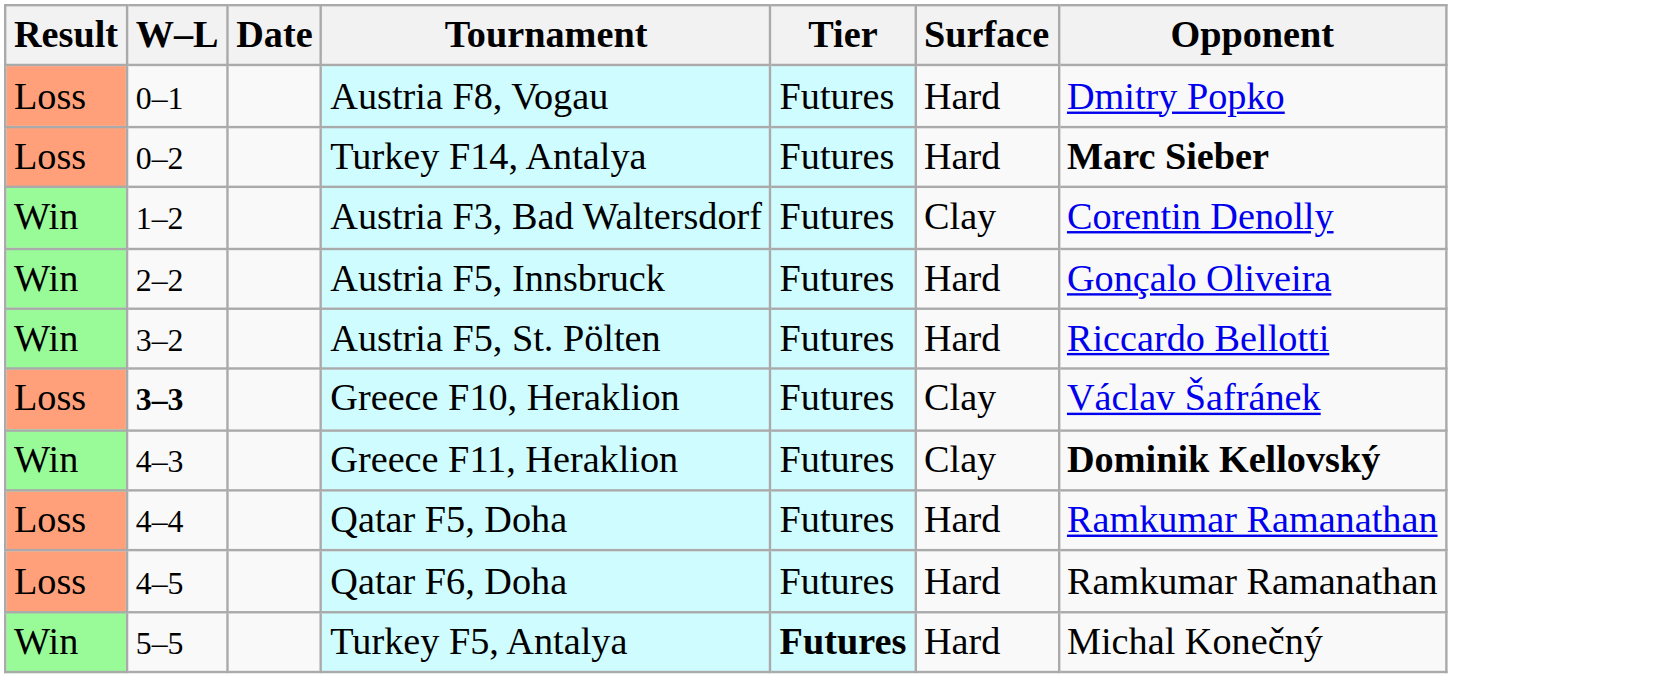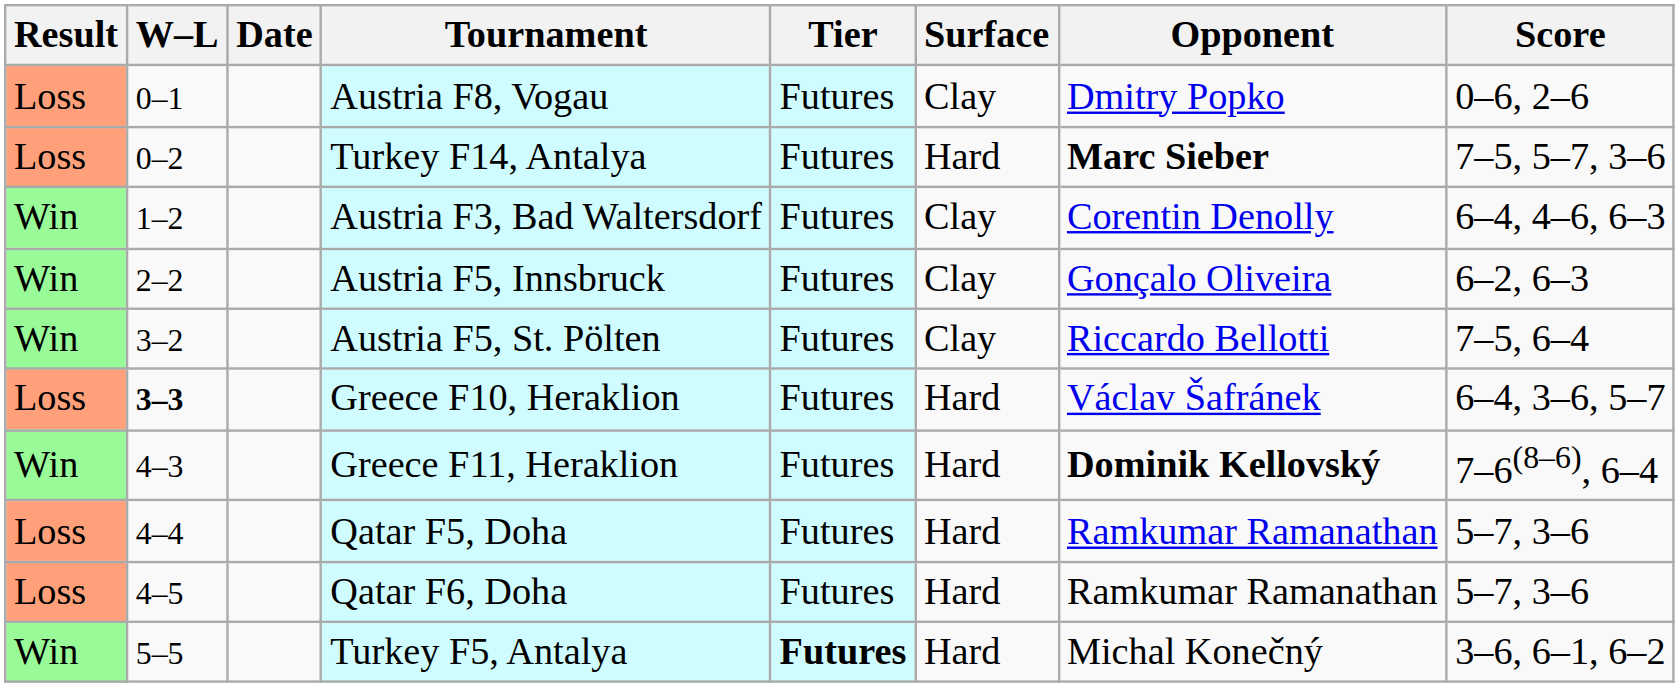+ column: (1560, 34)
(962, 95) Hard -> (960, 95) Clay
(962, 277) Hard -> (960, 277) Clay
(962, 338) Hard -> (960, 338) Clay
(960, 398) Clay -> (962, 398) Hard
(960, 459) Clay -> (962, 464) Hard
